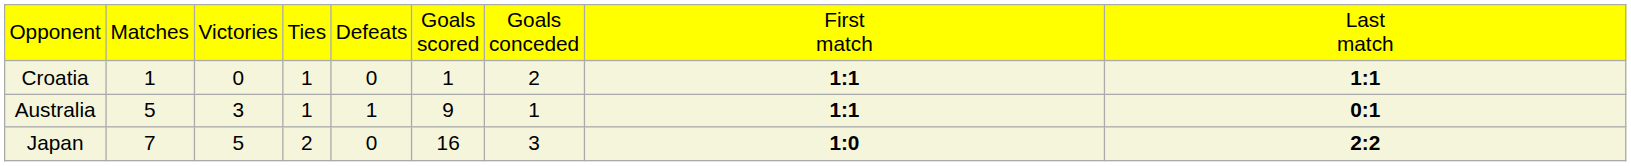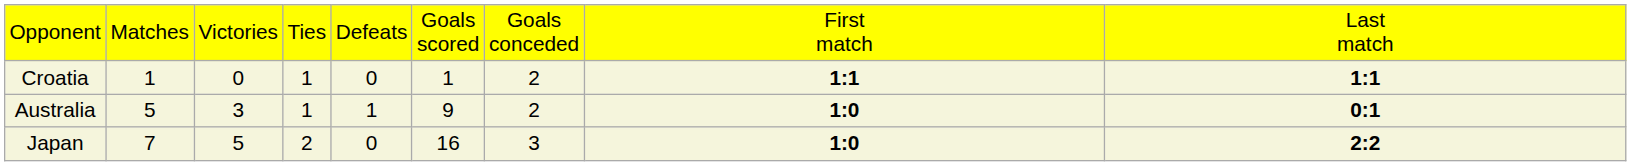(534, 110) 1 -> (534, 110) 2
(844, 110) 1:1 -> (844, 110) 1:0
